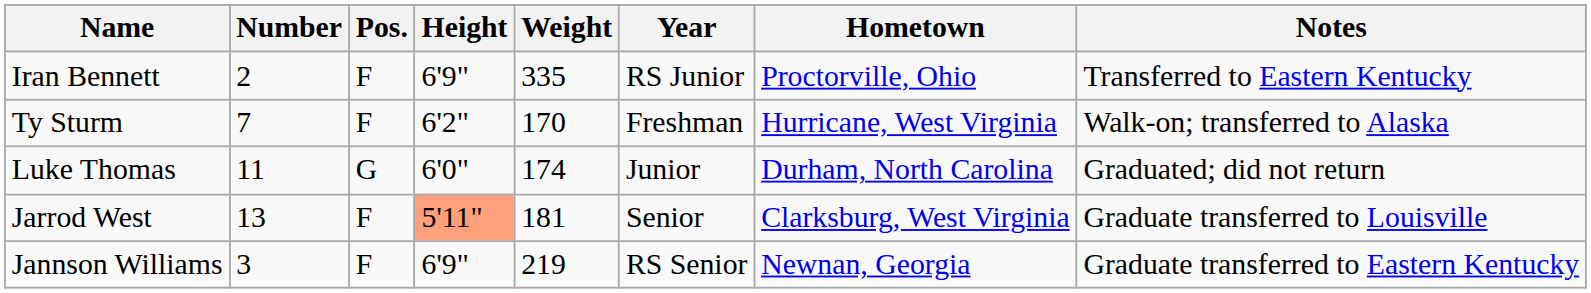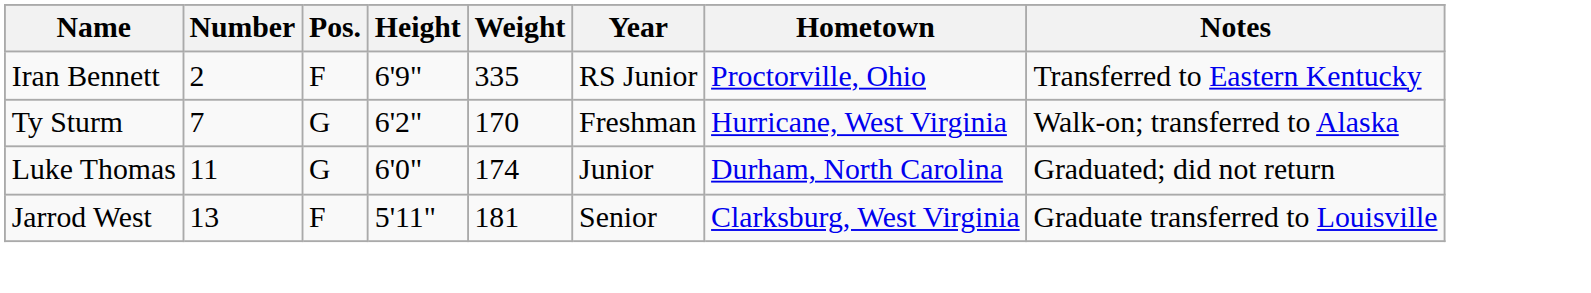(364, 122) F -> (320, 122) G
(452, 216) lightsalmon background -> (405, 216) no background
- row: (117, 264)
